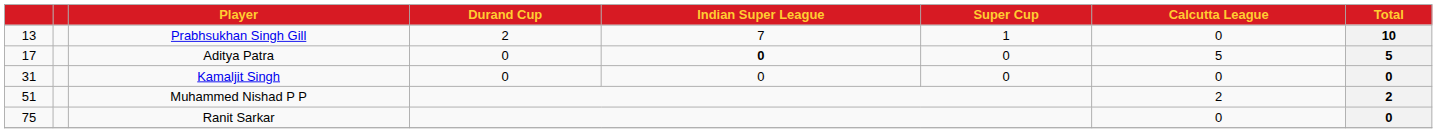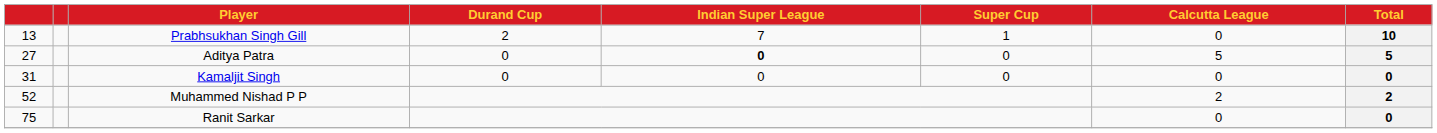(29, 56) 17 -> (29, 56) 27
(29, 97) 51 -> (29, 97) 52
